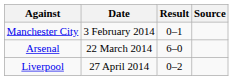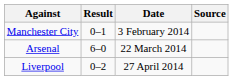columns swapped: (174, 13) <-> (119, 13)
